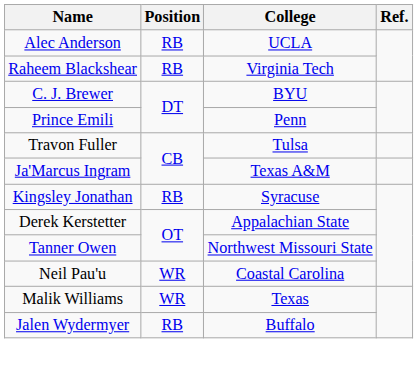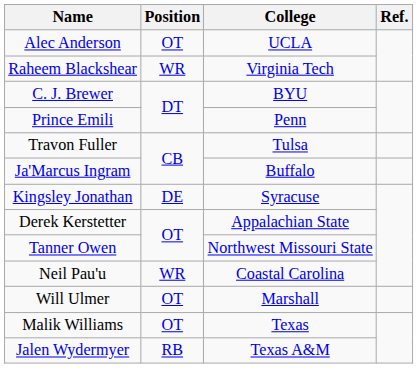(172, 42) RB -> (172, 42) OT
(172, 68) RB -> (172, 68) WR
(290, 171) Texas A&M -> (290, 171) Buffalo
(172, 196) RB -> (172, 196) DE
+ row: (73, 299)
(172, 299) WR -> (172, 324) OT
(290, 324) Buffalo -> (290, 350) Texas A&M
